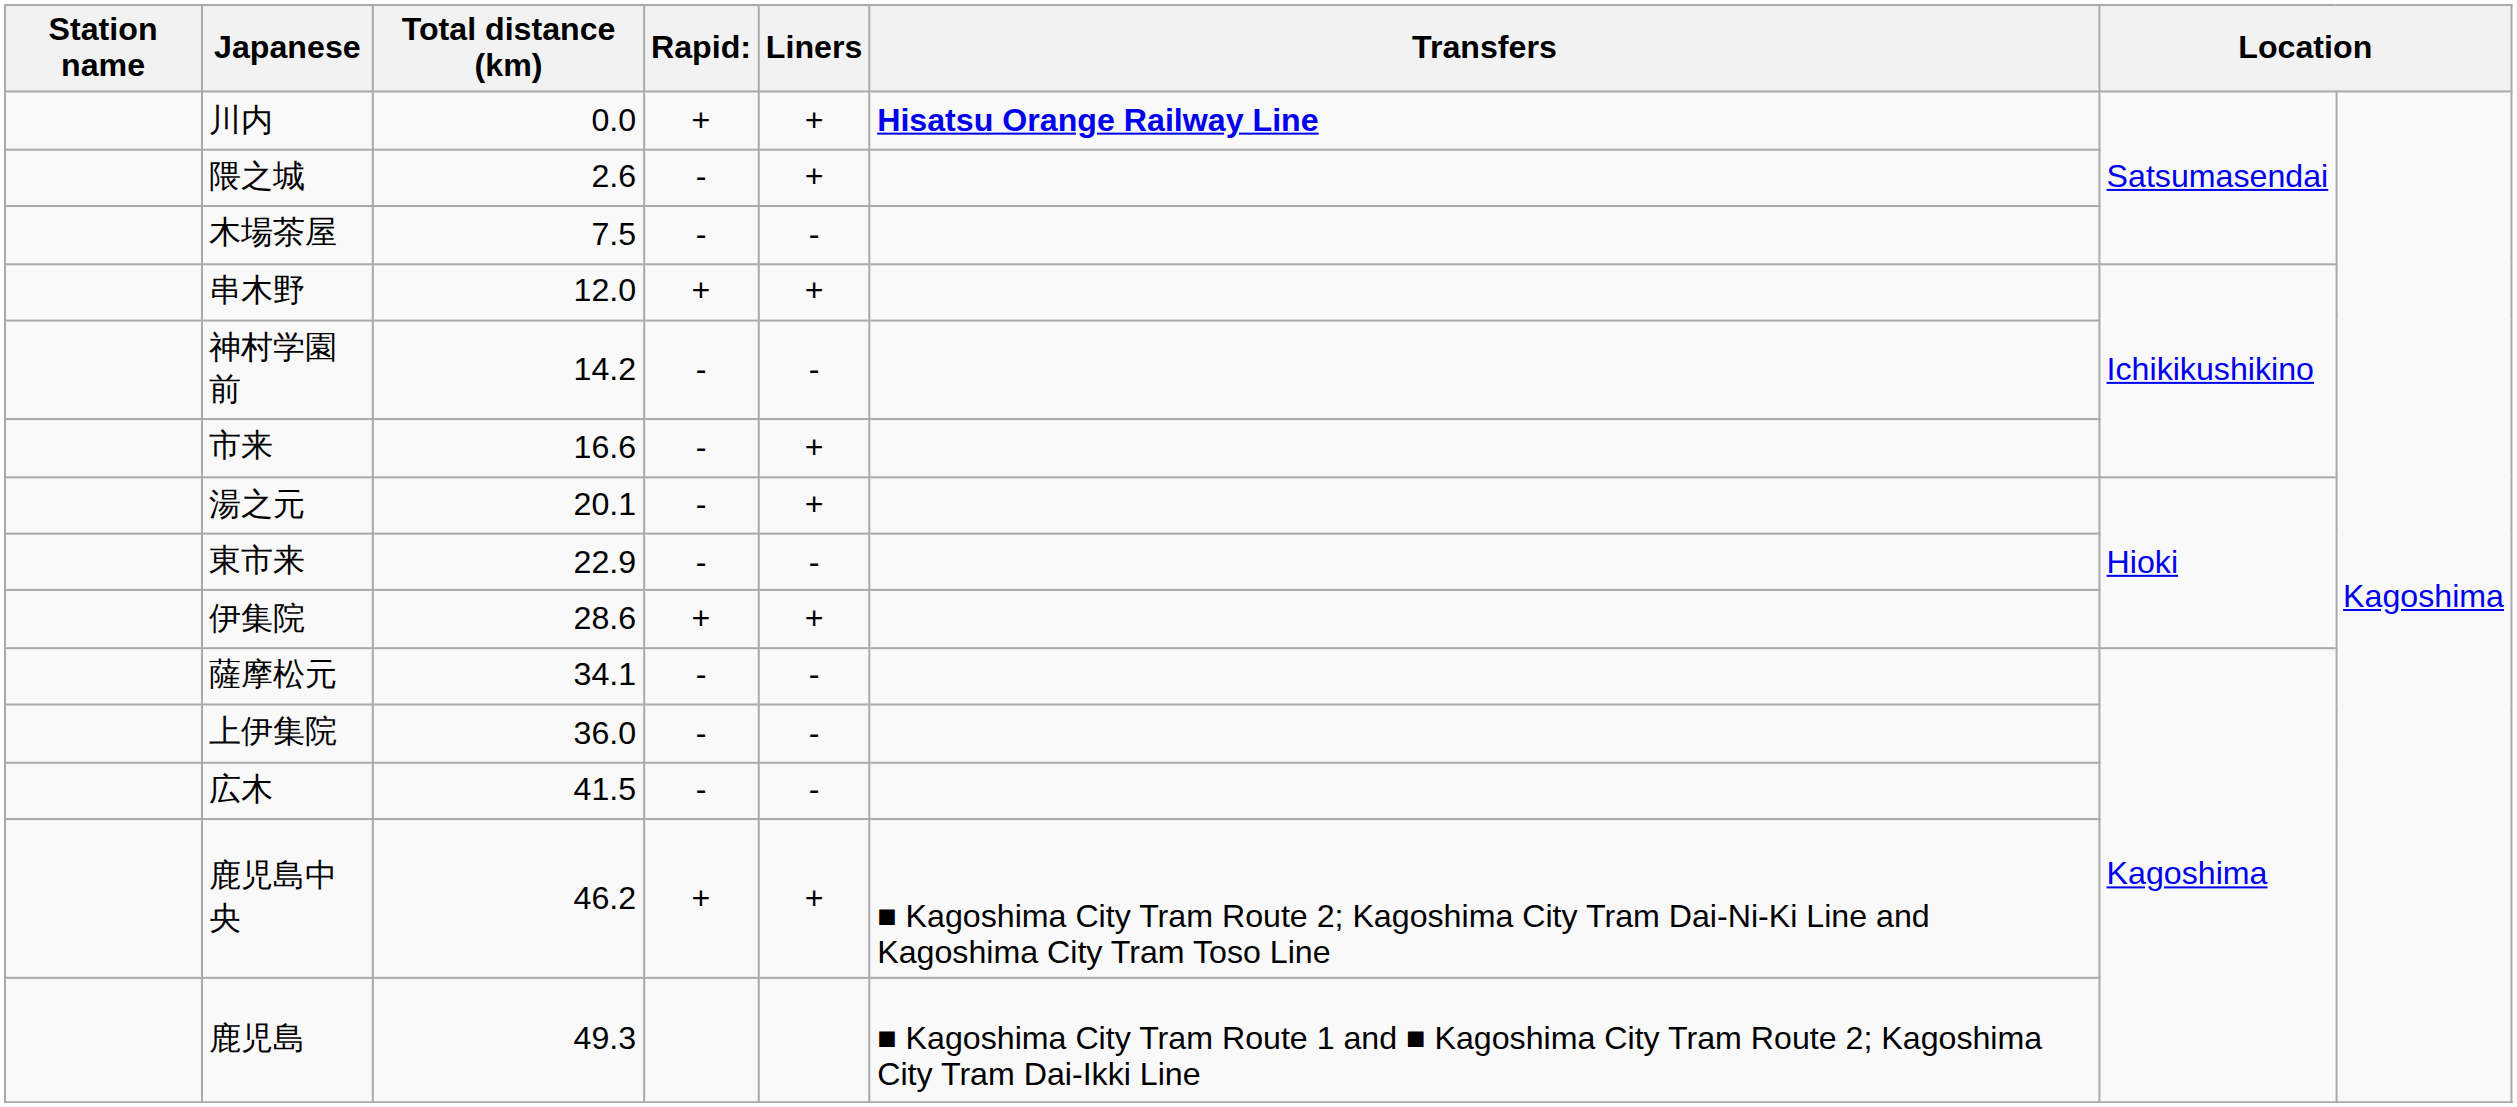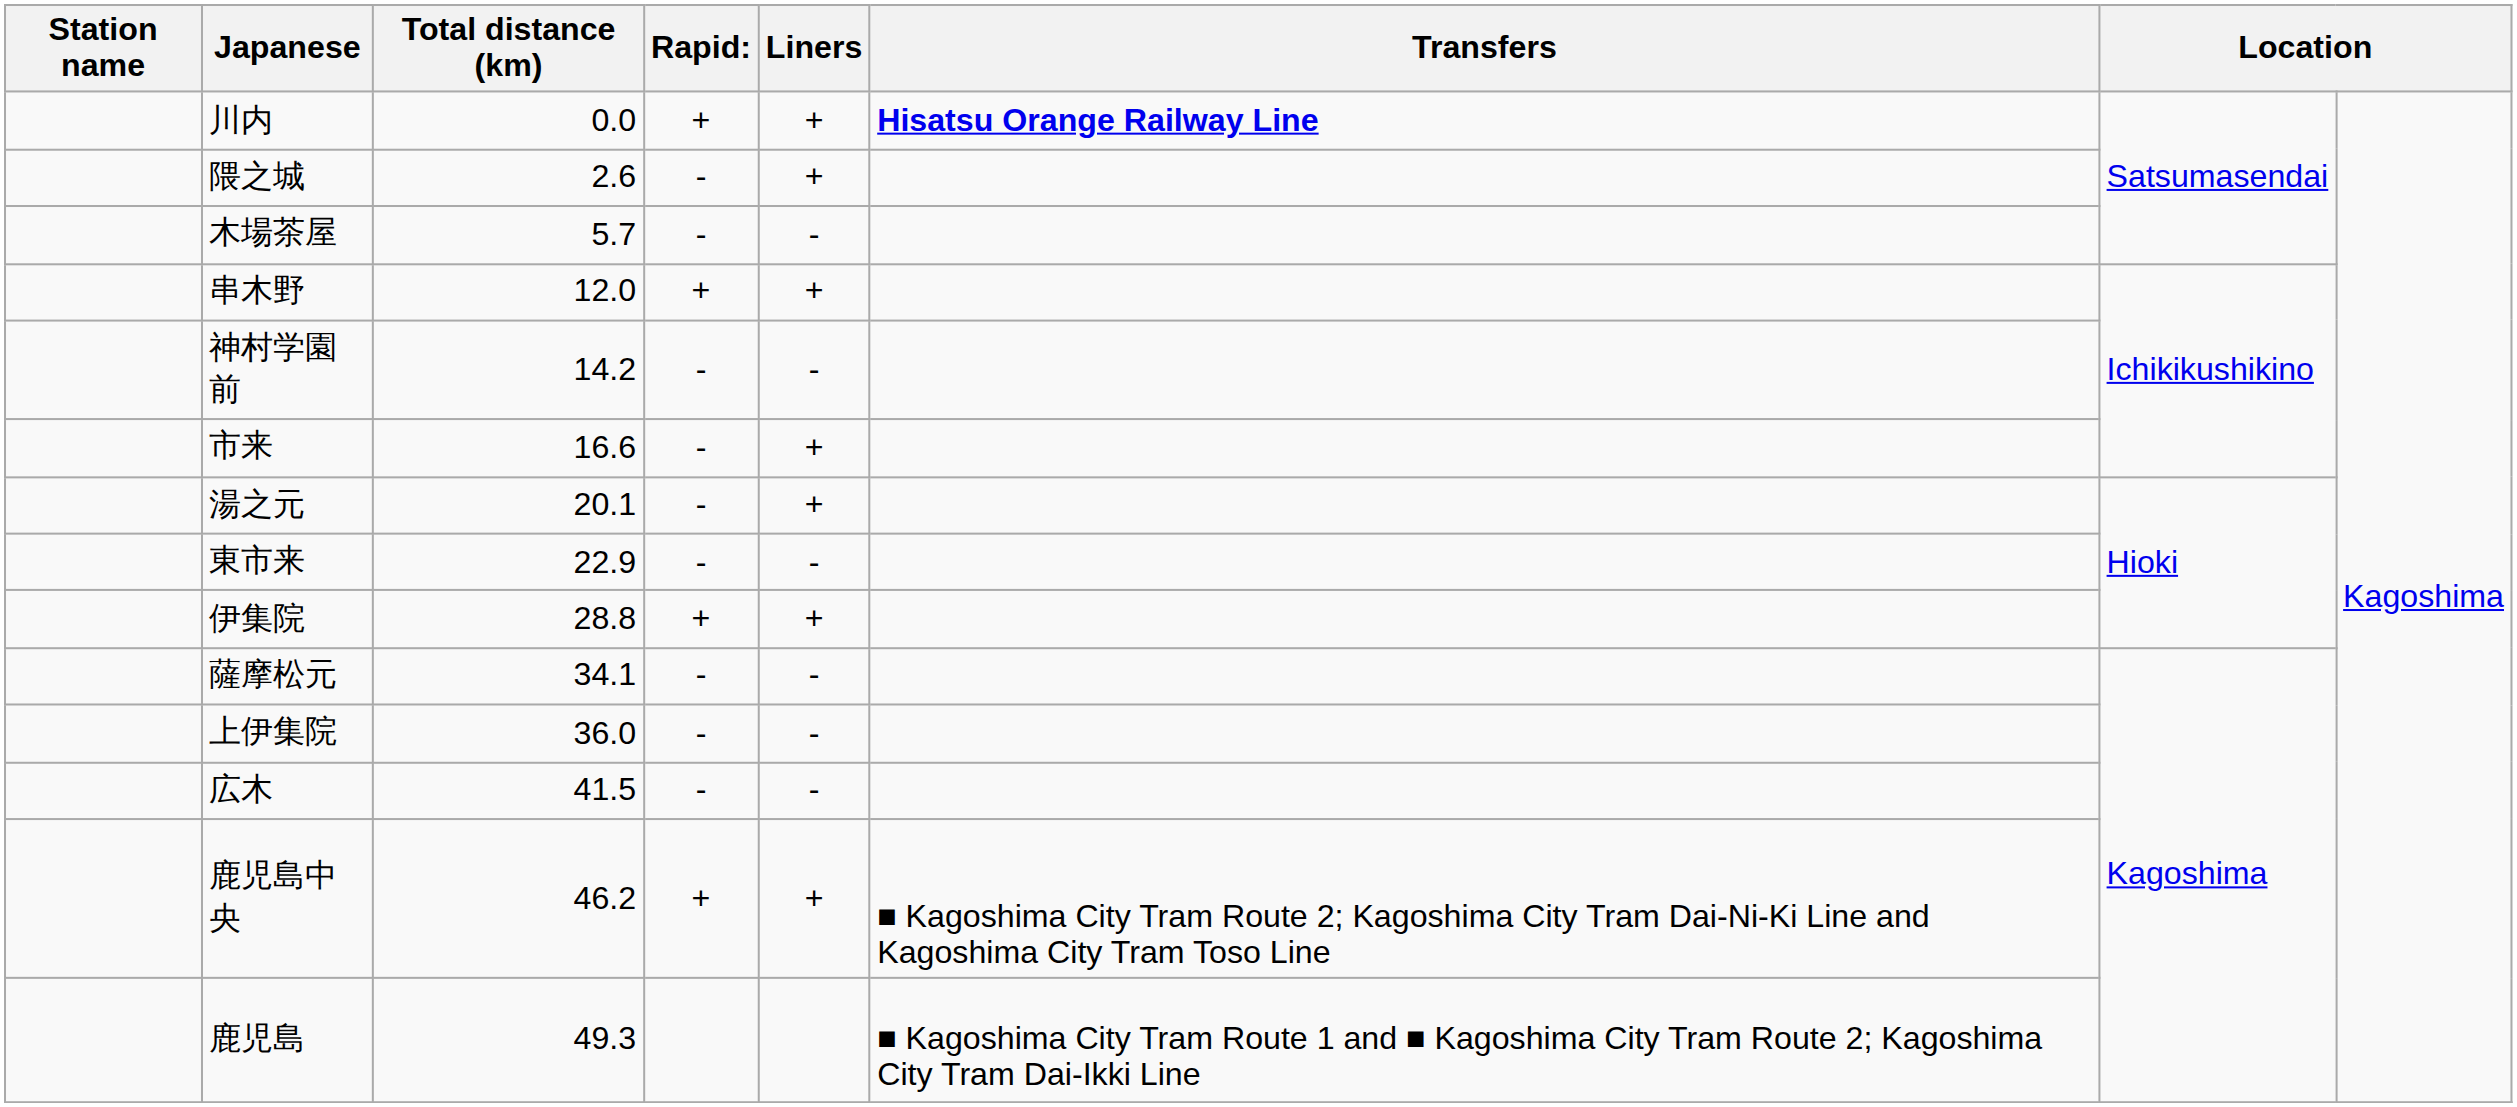(614, 234) 7.5 -> (614, 234) 5.7
(605, 618) 28.6 -> (605, 618) 28.8
